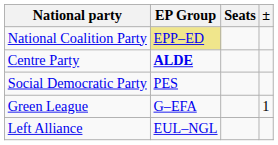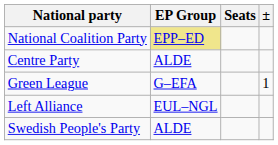(173, 60) bold -> (172, 60) normal
- row: (77, 83)
+ row: (74, 128)
